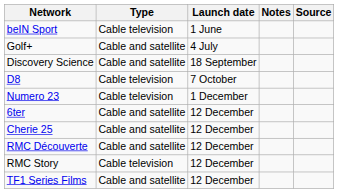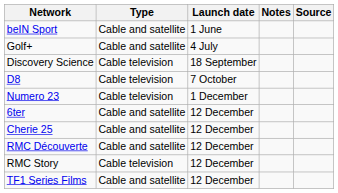(136, 29) Cable television -> (142, 29) Cable and satellite
(142, 63) Cable and satellite -> (136, 63) Cable television
